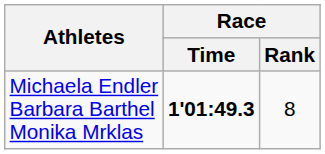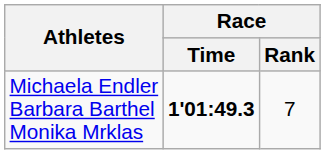(290, 110) 8 -> (290, 110) 7
